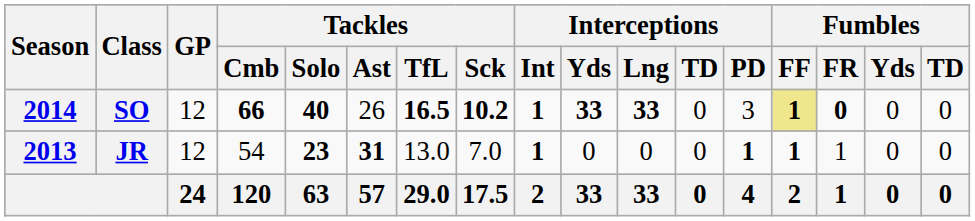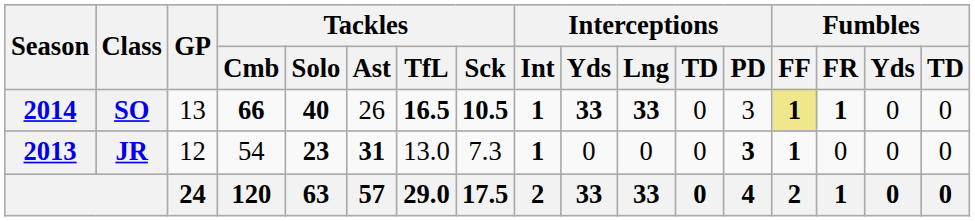(193, 109) 12 -> (193, 109) 13
(485, 109) 10.2 -> (485, 109) 10.5
(841, 109) 0 -> (841, 109) 1
(485, 151) 7.0 -> (485, 151) 7.3
(748, 151) 1 -> (748, 151) 3
(841, 151) 1 -> (841, 151) 0
